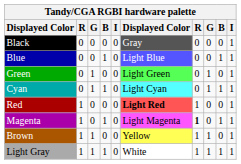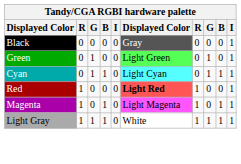- row: (16, 58)
(197, 120) bold -> (197, 105) normal
- row: (20, 136)
